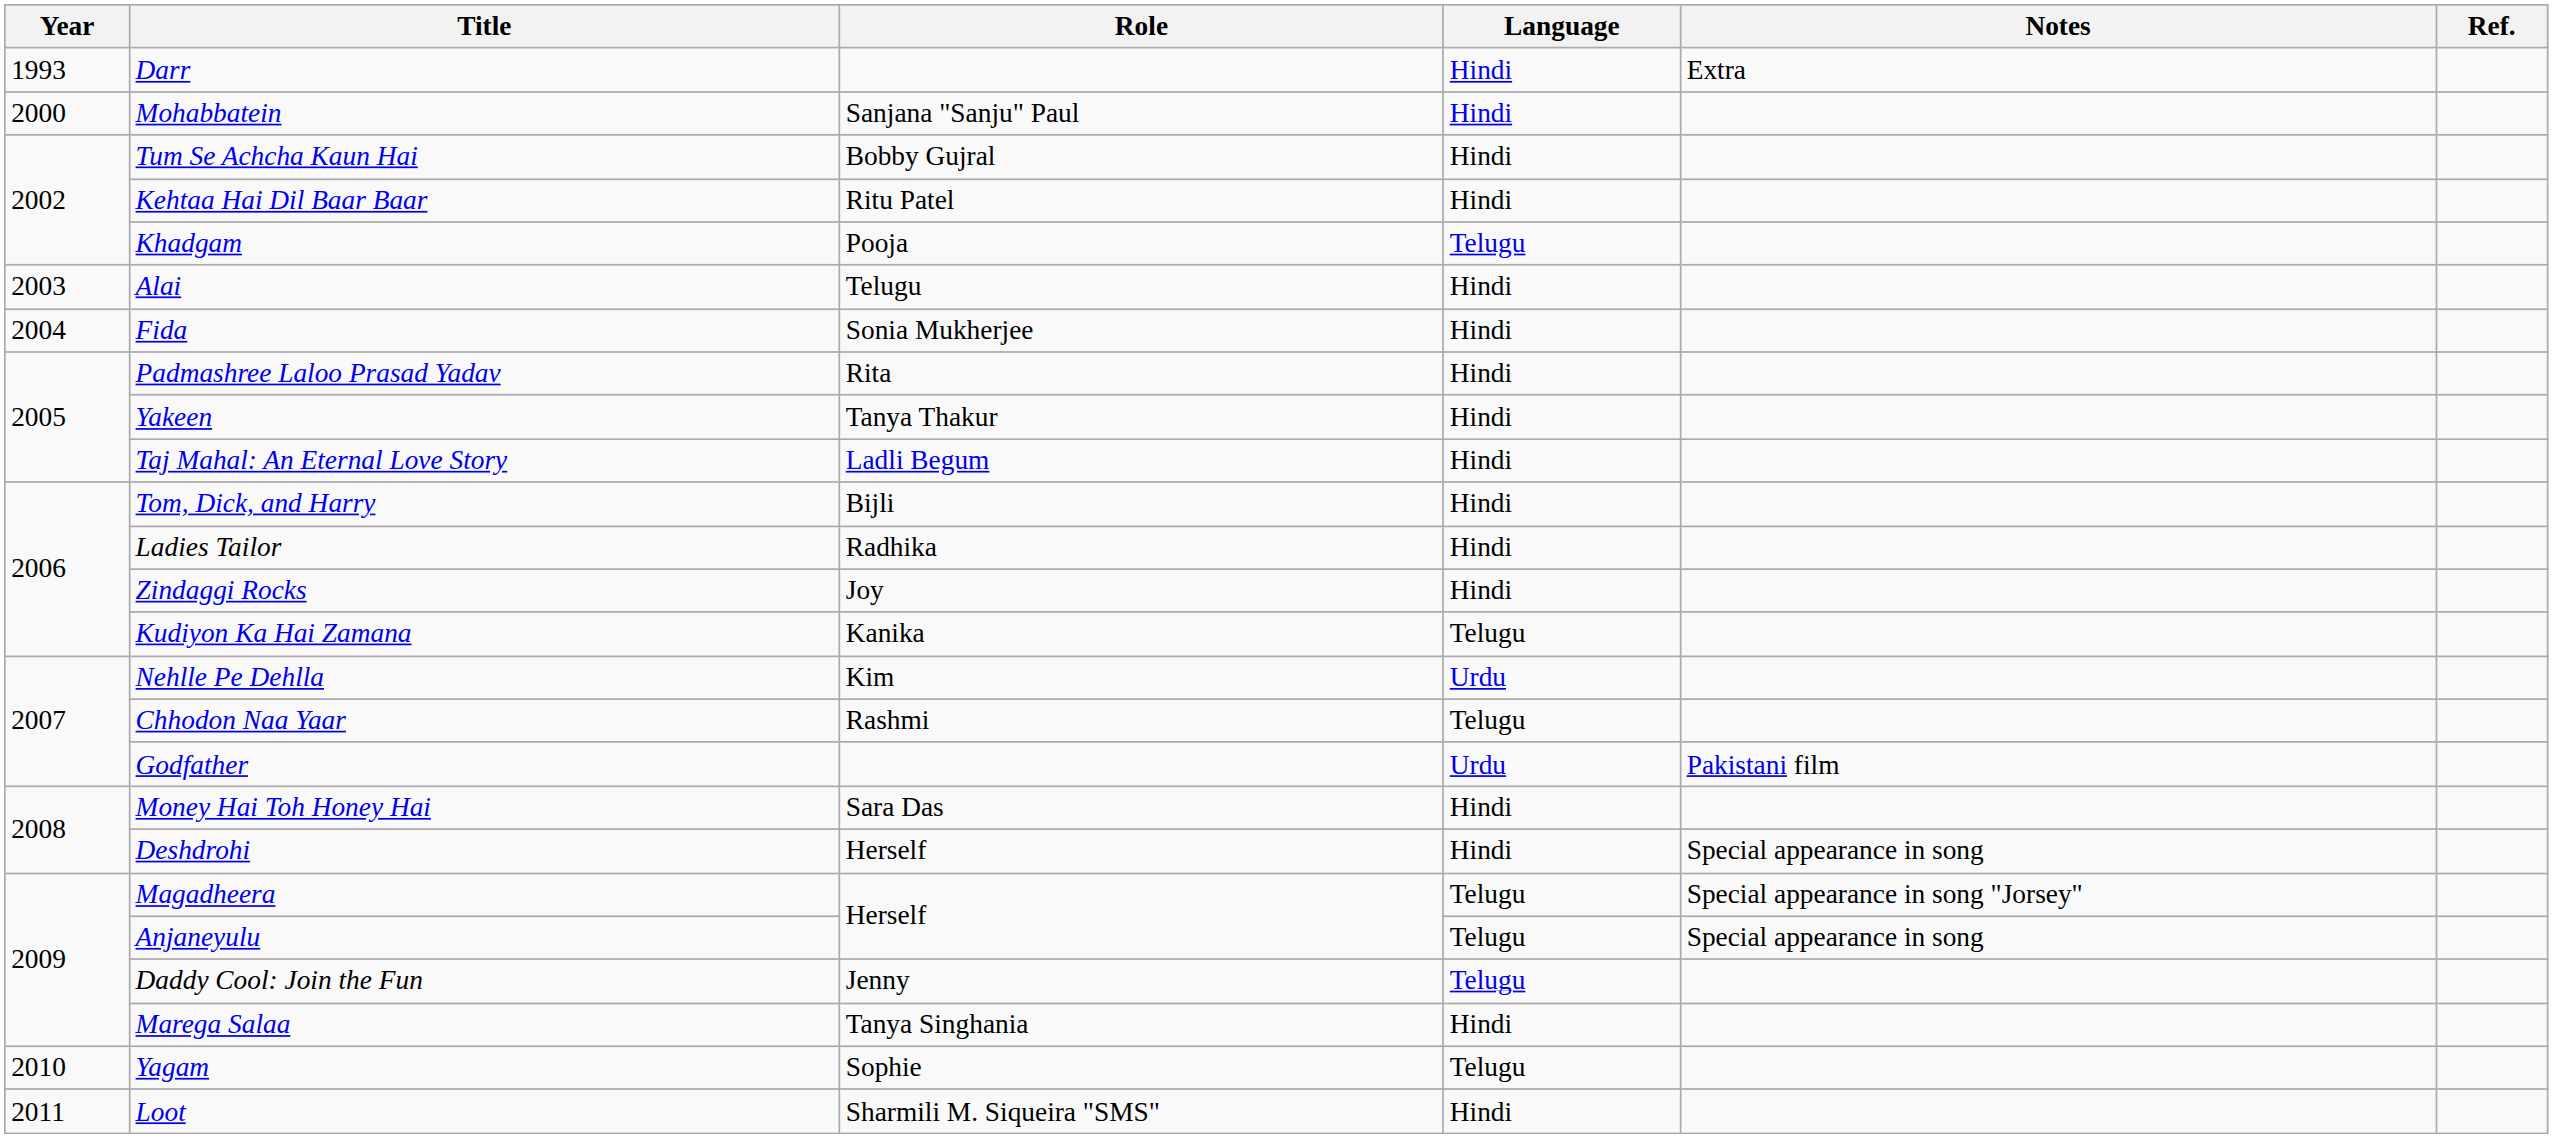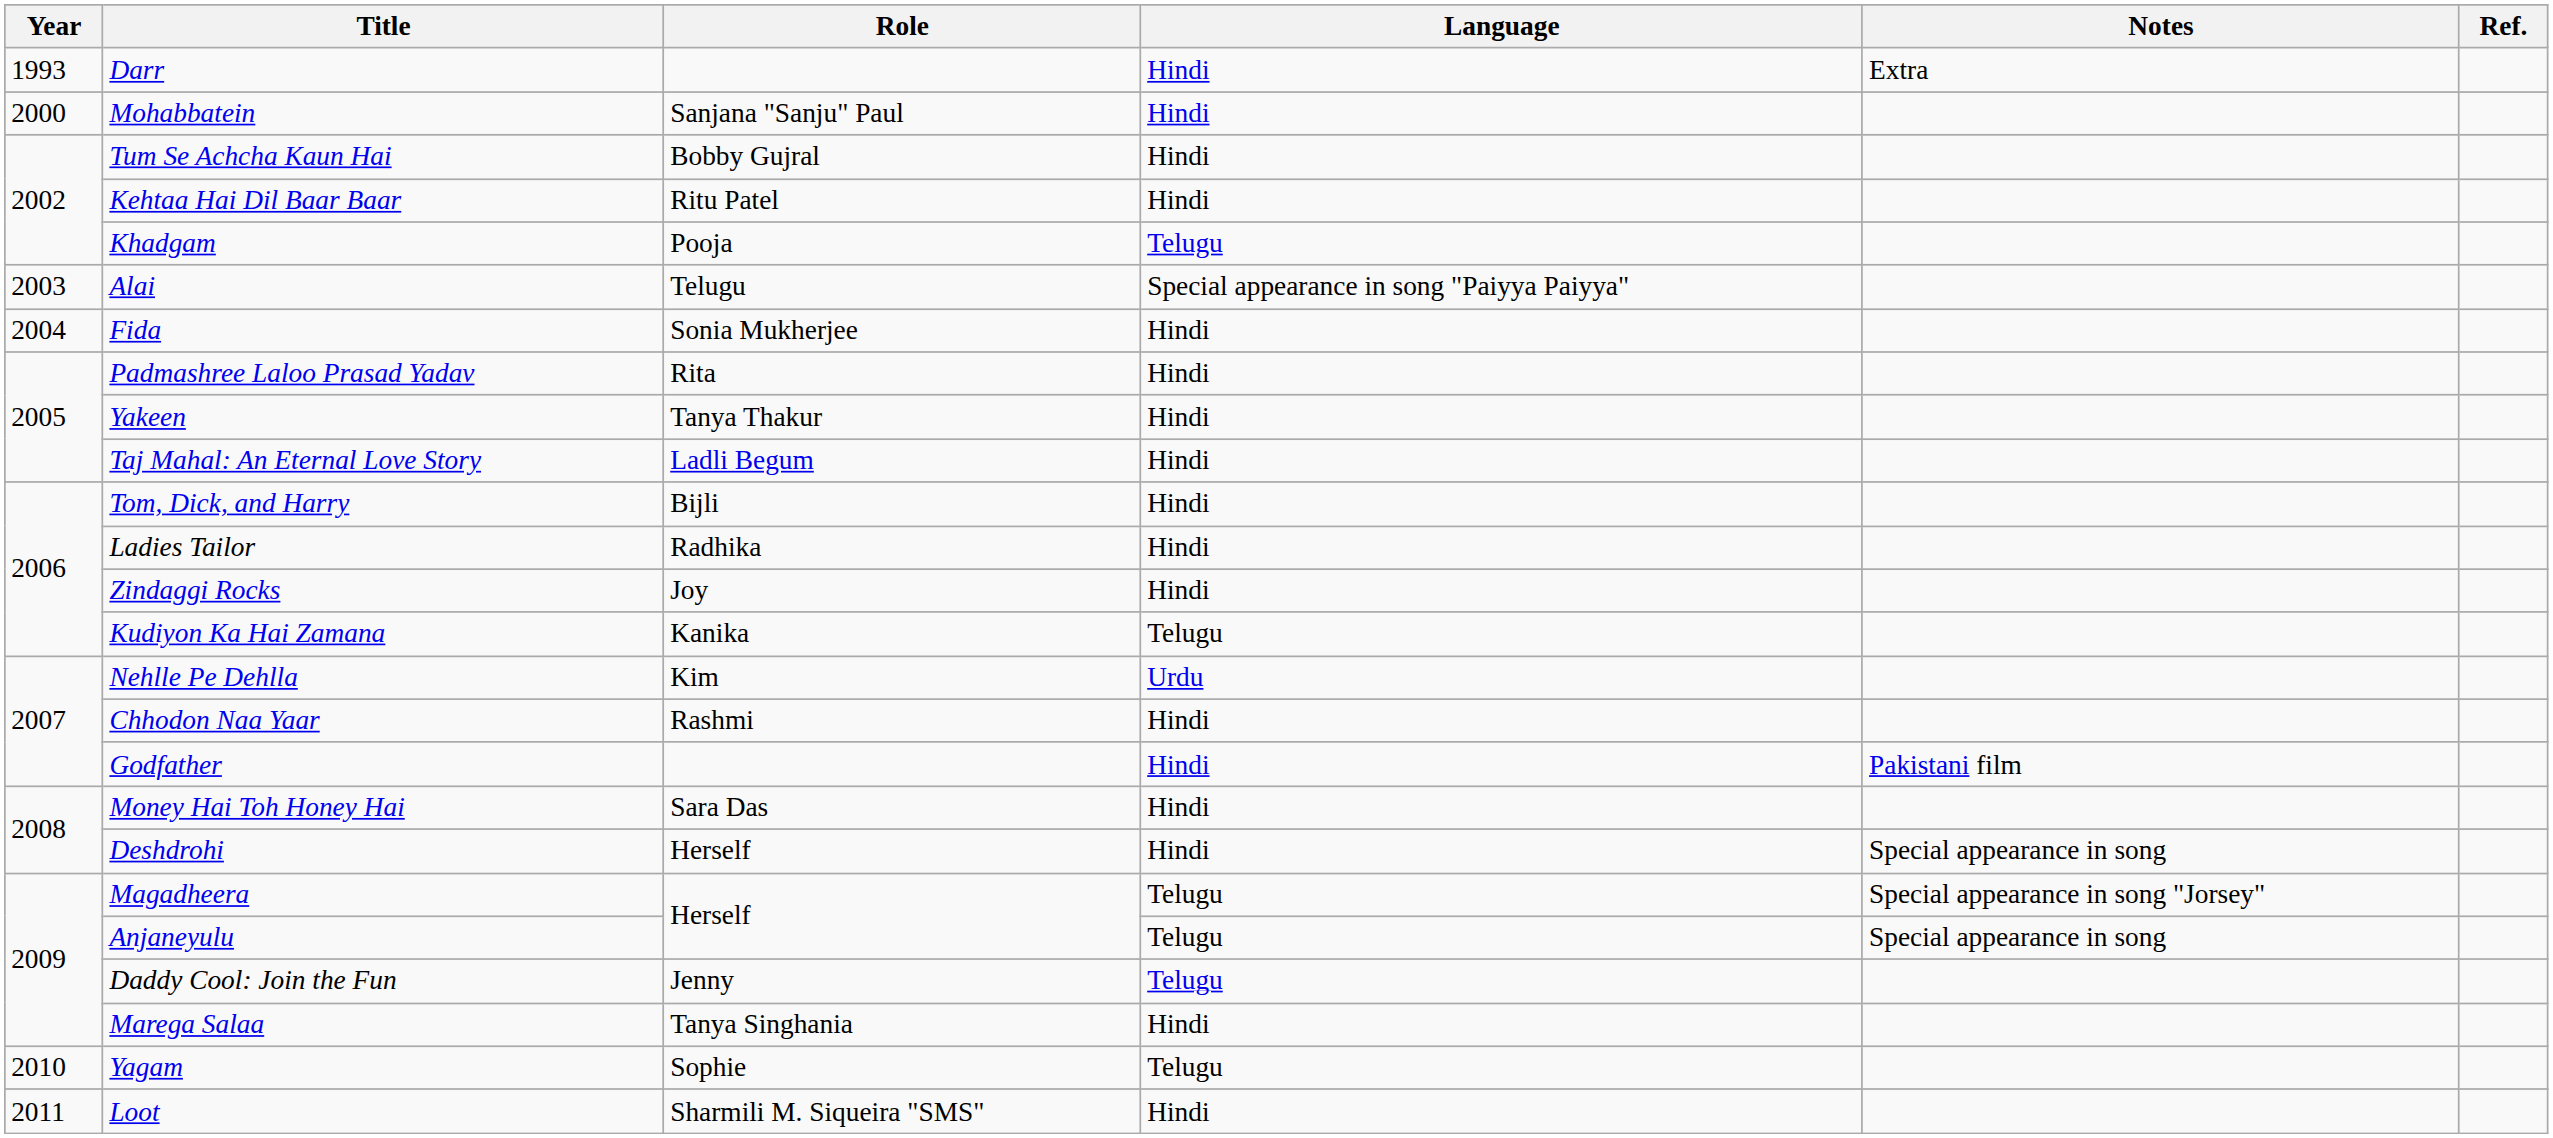(1481, 286) Hindi -> (1388, 286) Special appearance in song "Paiyya Paiyya"
(1488, 720) Telugu -> (1178, 720) Hindi
(1478, 763) Urdu -> (1178, 763) Hindi
